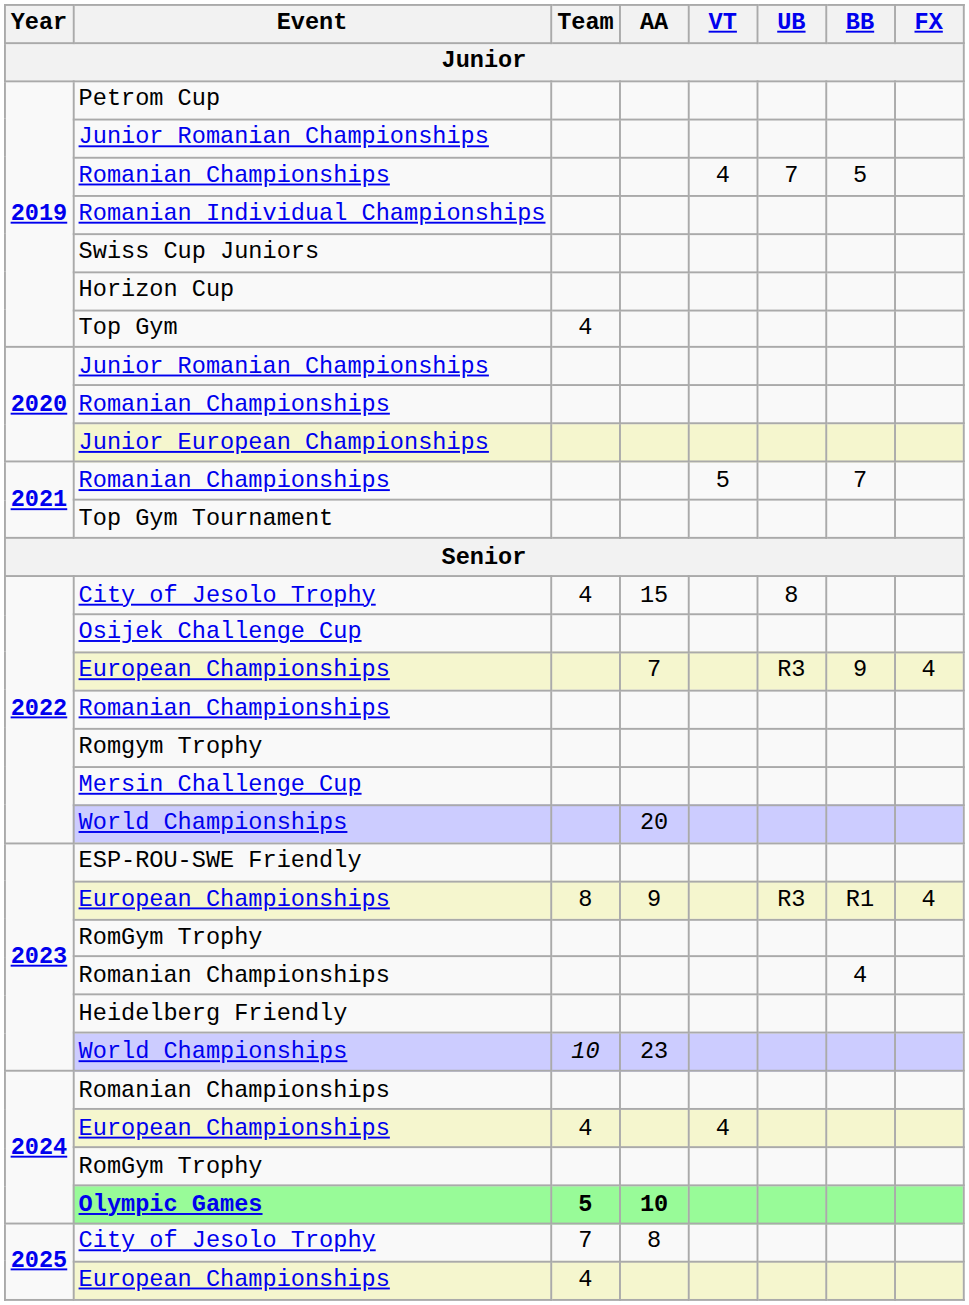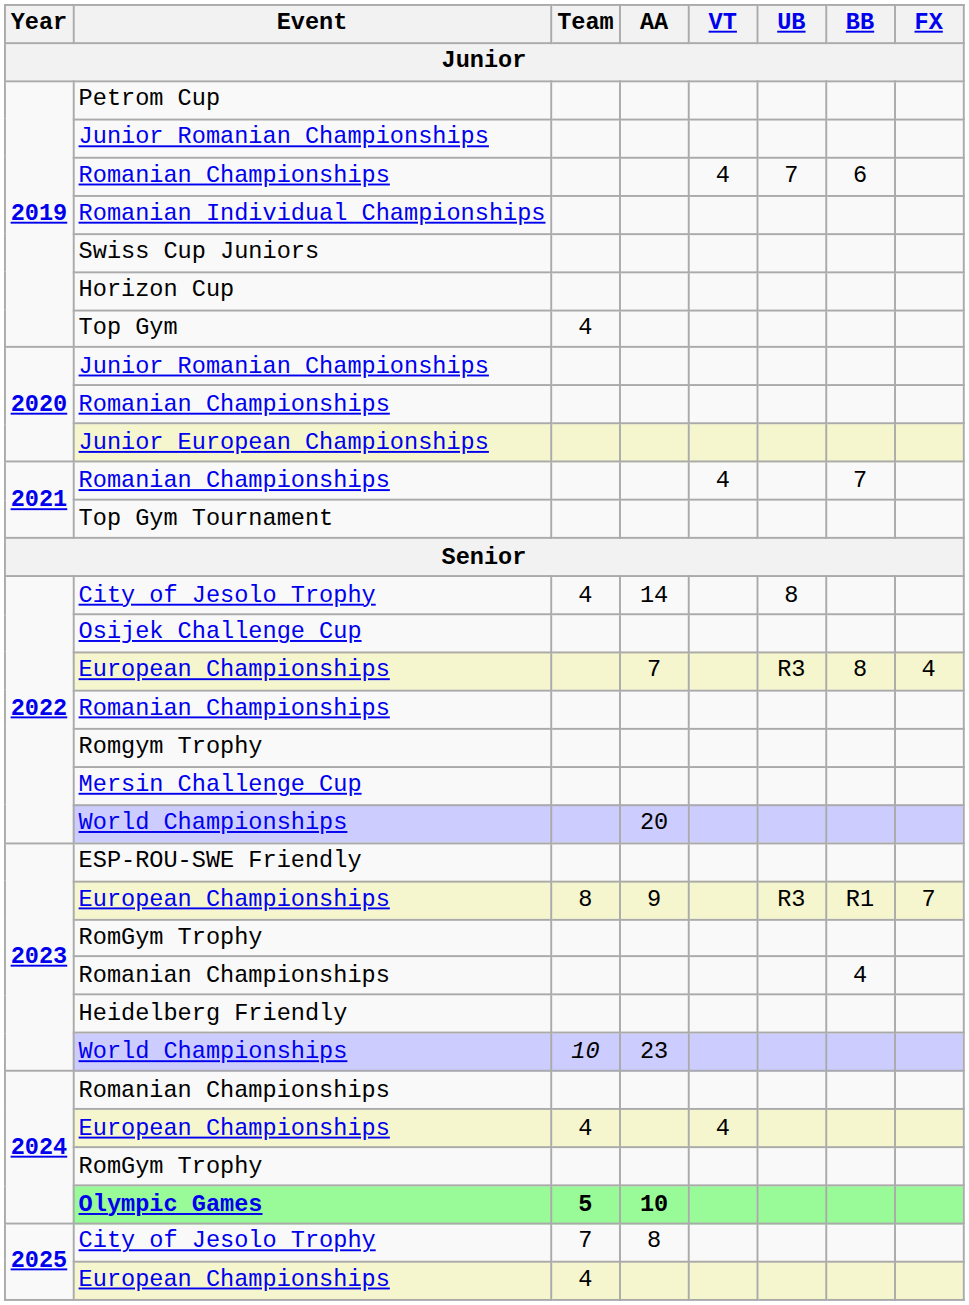(860, 177) 5 -> (860, 177) 6
(723, 481) 5 -> (723, 481) 4
(654, 596) 15 -> (654, 596) 14
(860, 672) 9 -> (860, 672) 8
(929, 900) 4 -> (929, 900) 7
